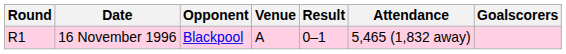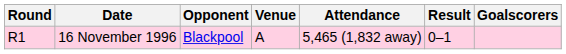columns swapped: (324, 15) <-> (411, 15)
